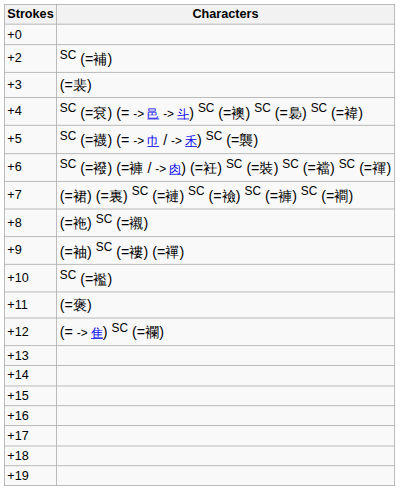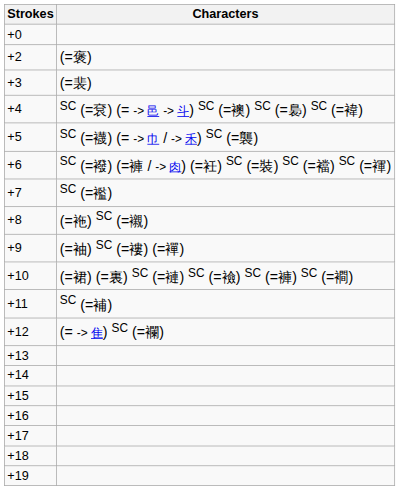(86, 58) SC (=補) -> (76, 57) (=褒)
(207, 194) (=裙) (=裏) SC (=褳) SC (=襝) SC (=褲) SC (=襇) -> (86, 192) SC (=襤)
(86, 278) SC (=襤) -> (207, 275) (=裙) (=裏) SC (=褳) SC (=襝) SC (=褲) SC (=襇)
(76, 305) (=褒) -> (86, 303) SC (=補)
